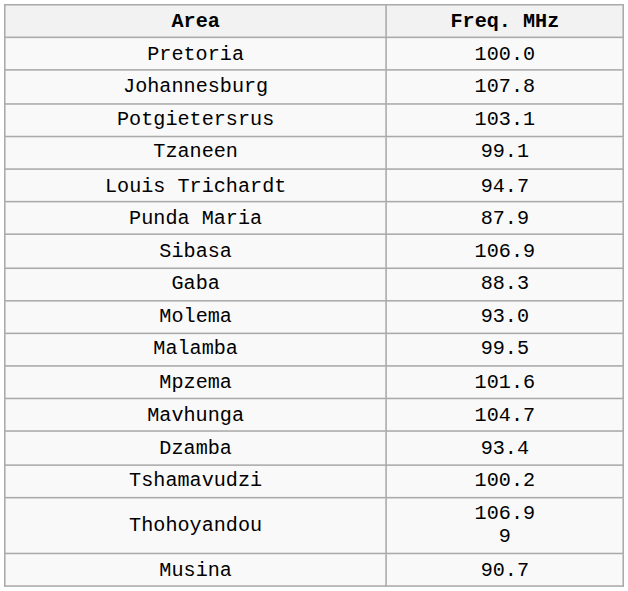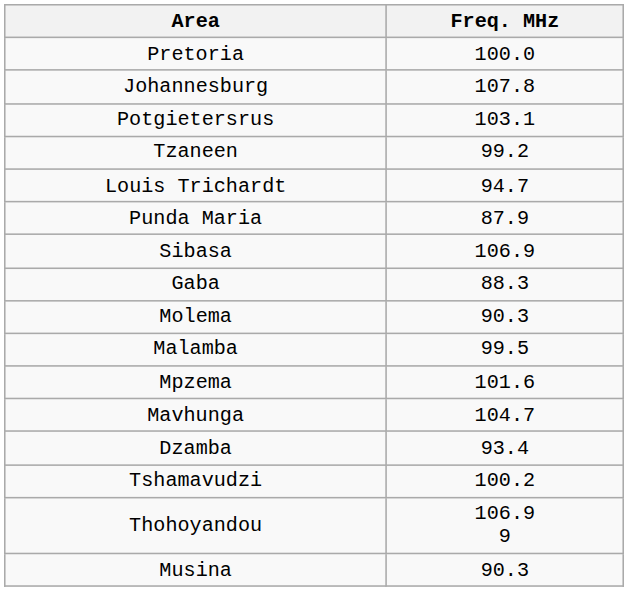(505, 153) 99.1 -> (505, 153) 99.2
(505, 317) 93.0 -> (505, 317) 90.3
(505, 570) 90.7 -> (505, 570) 90.3
